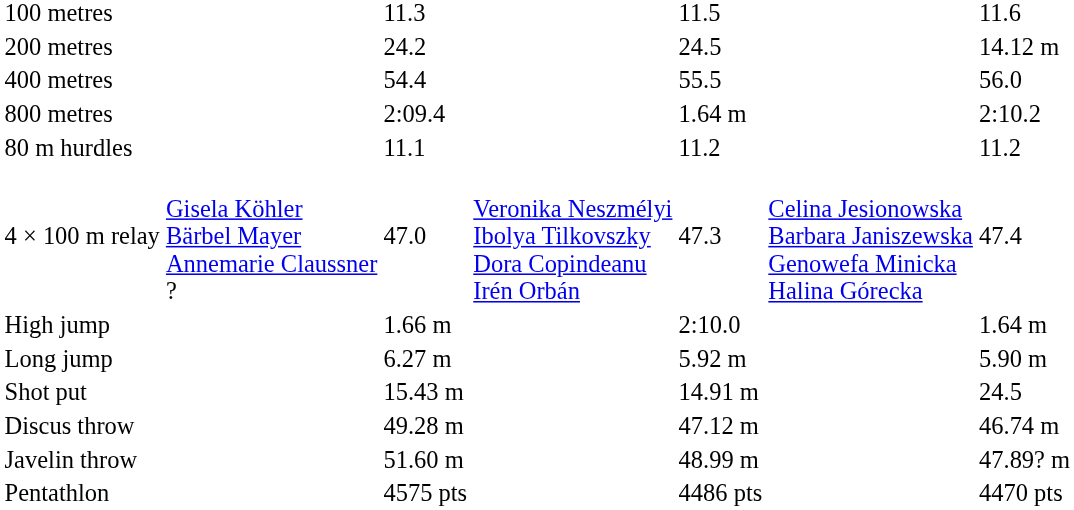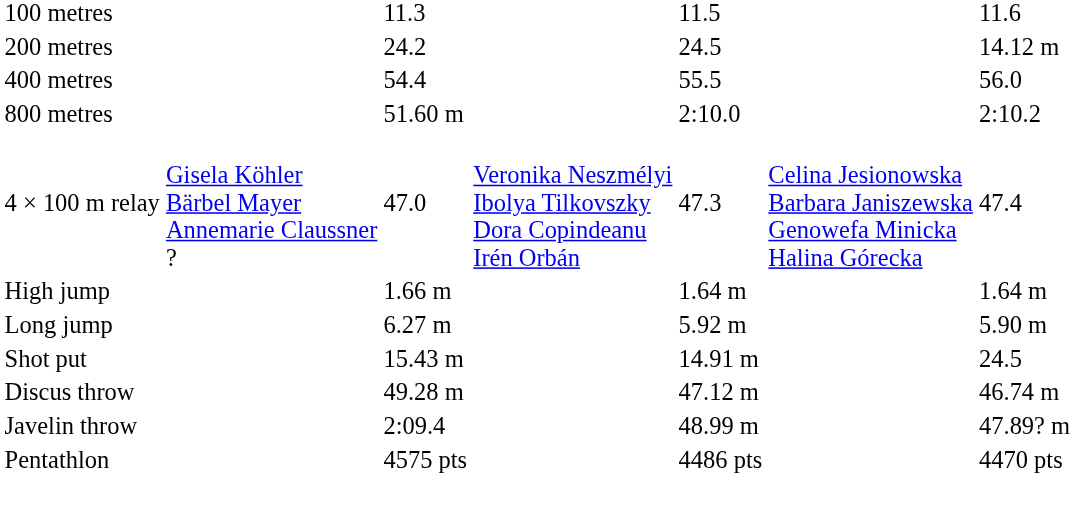(414, 114) 2:09.4 -> (424, 114) 51.60 m
(713, 114) 1.64 m -> (710, 114) 2:10.0
- row: (69, 147)
(710, 325) 2:10.0 -> (713, 291) 1.64 m
(424, 459) 51.60 m -> (414, 426) 2:09.4
